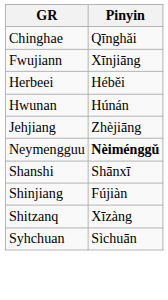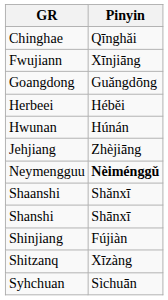+ row: (42, 82)
+ row: (34, 194)
